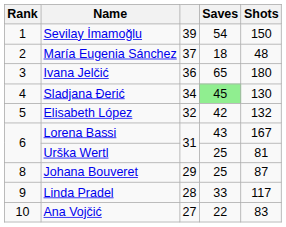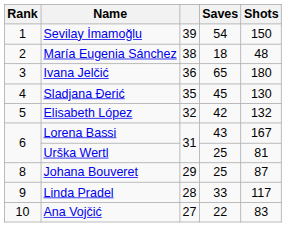(189, 53) 37 -> (189, 53) 38
(189, 93) 34 -> (189, 93) 35
(220, 93) lightgreen background -> (220, 93) no background
